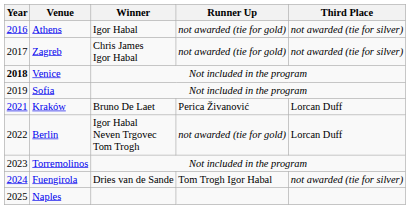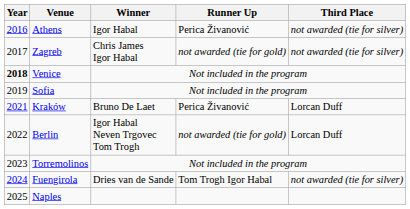(232, 29) not awarded (tie for gold) -> (214, 29) Perica Živanović
